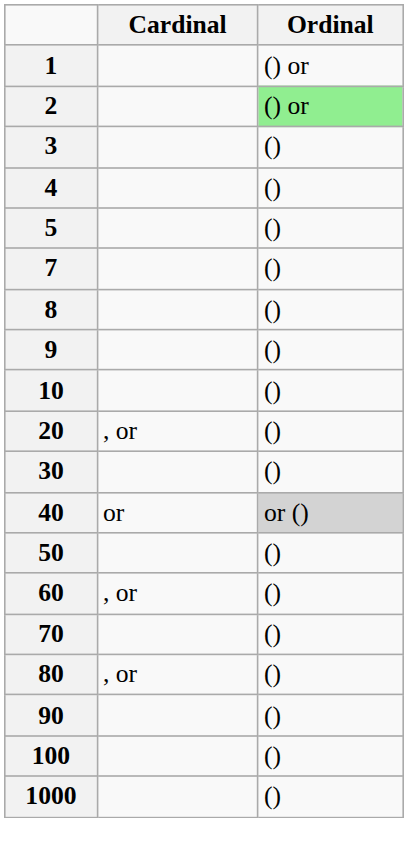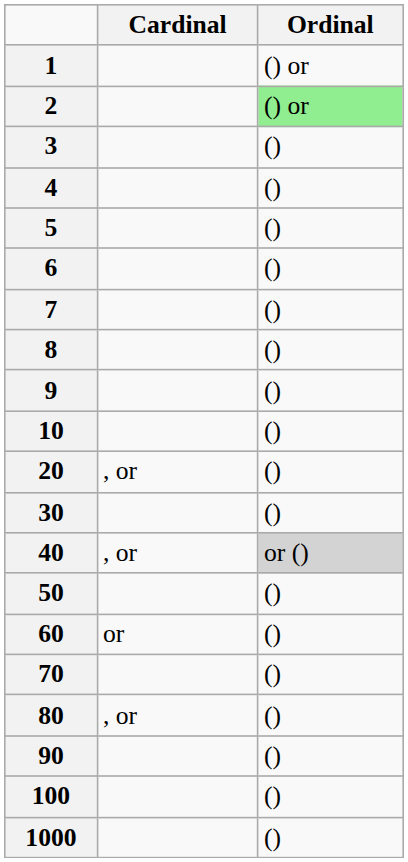+ row: (51, 268)
(114, 512) or -> (120, 552) , or
(120, 593) , or -> (114, 633) or
